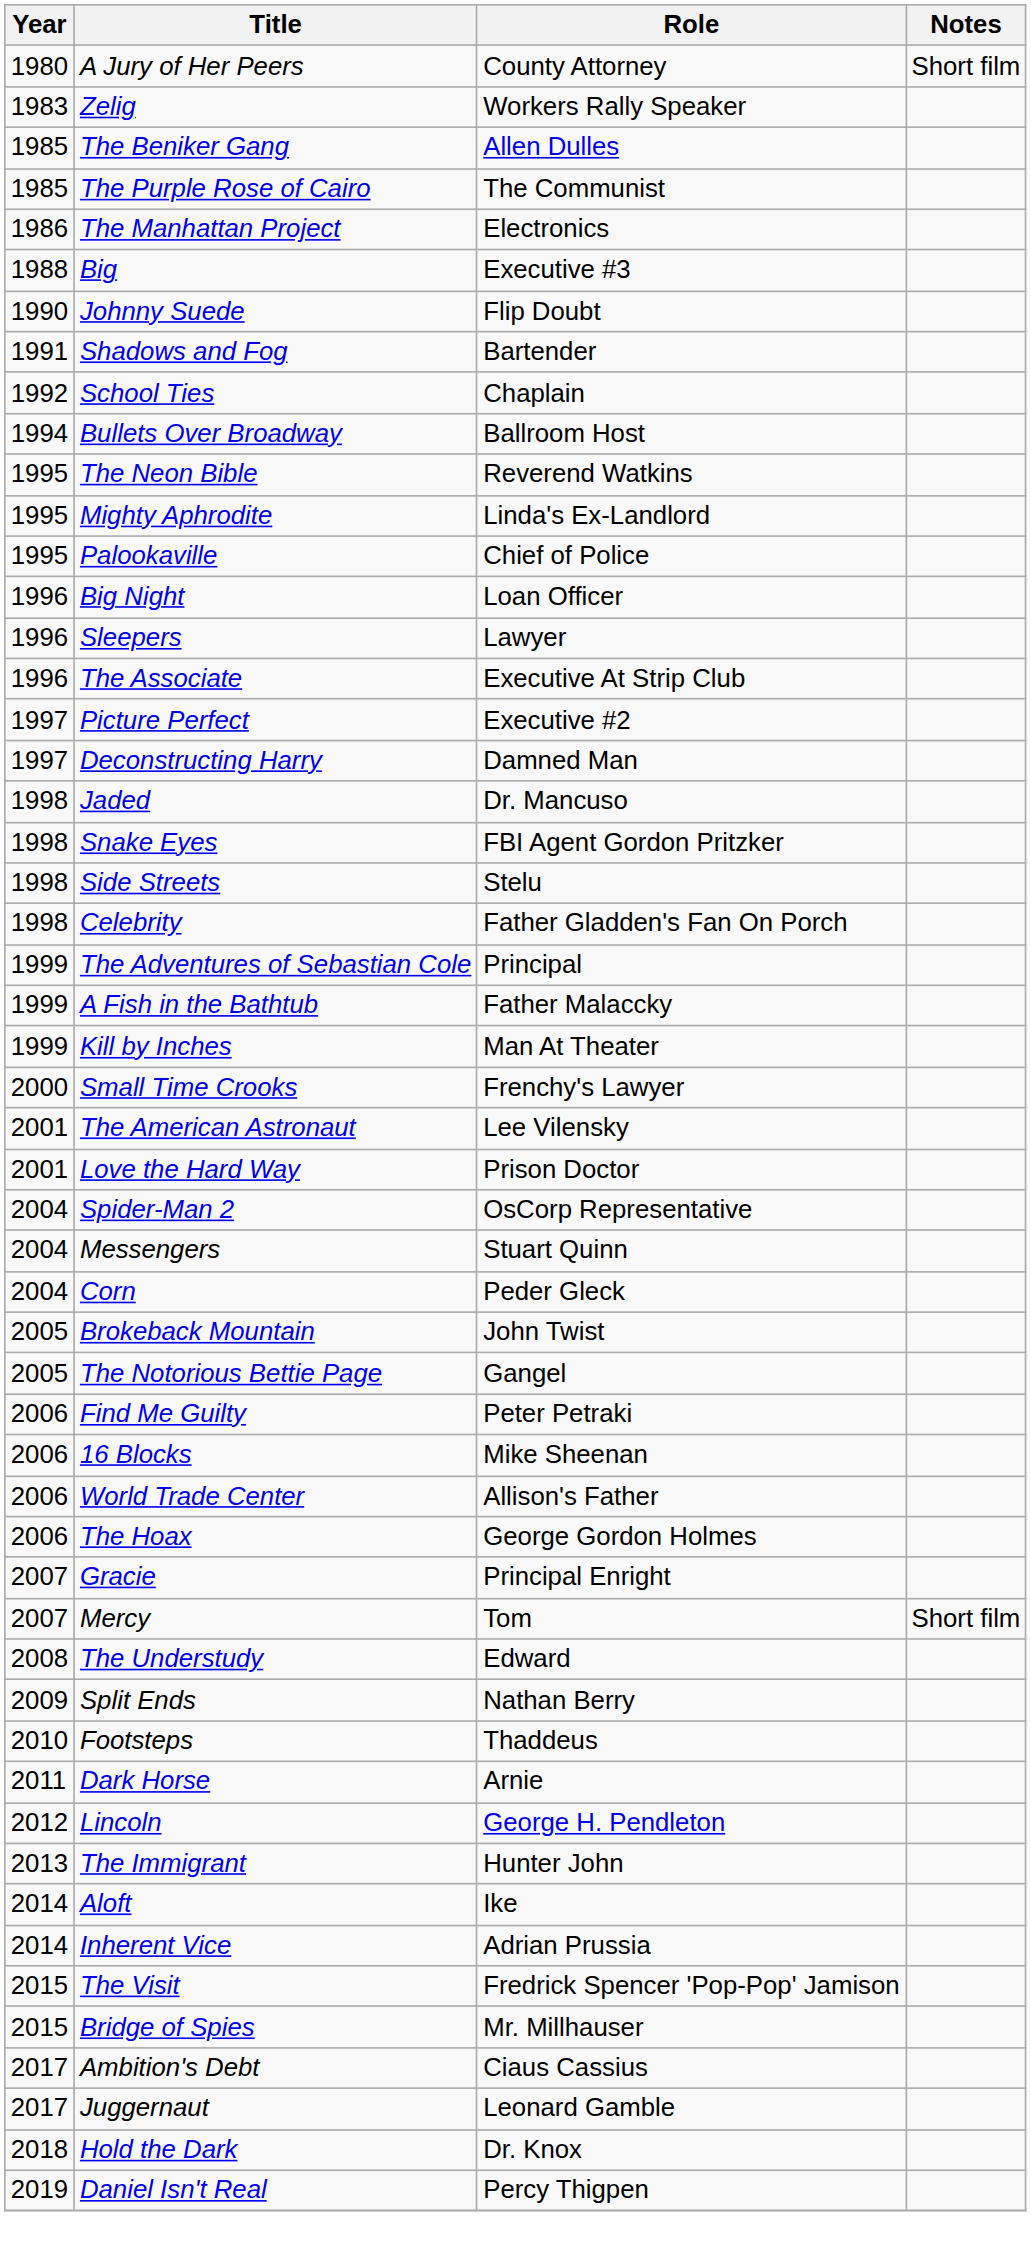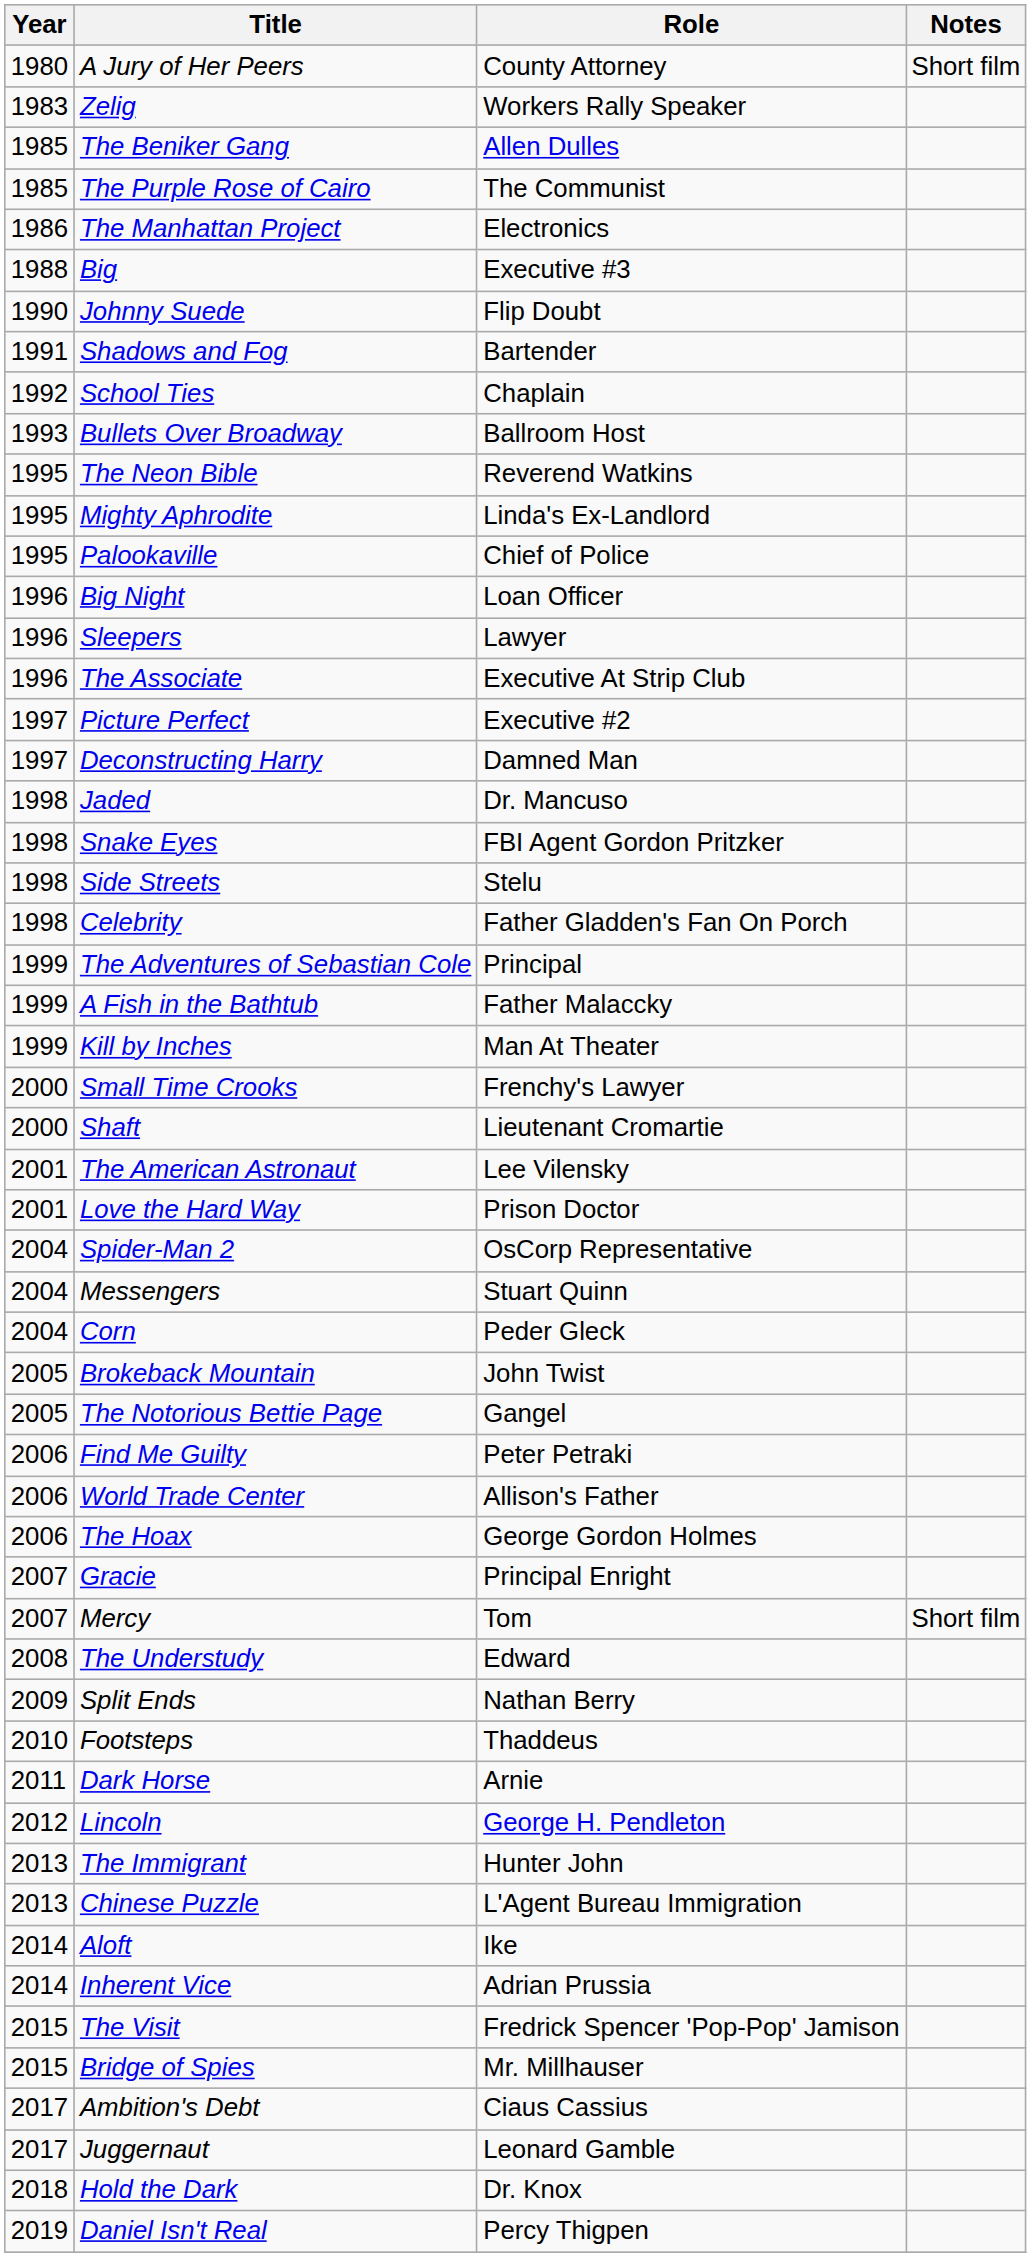(39, 433) 1994 -> (39, 433) 1993
+ row: (110, 1127)
- row: (136, 1454)
+ row: (169, 1904)
